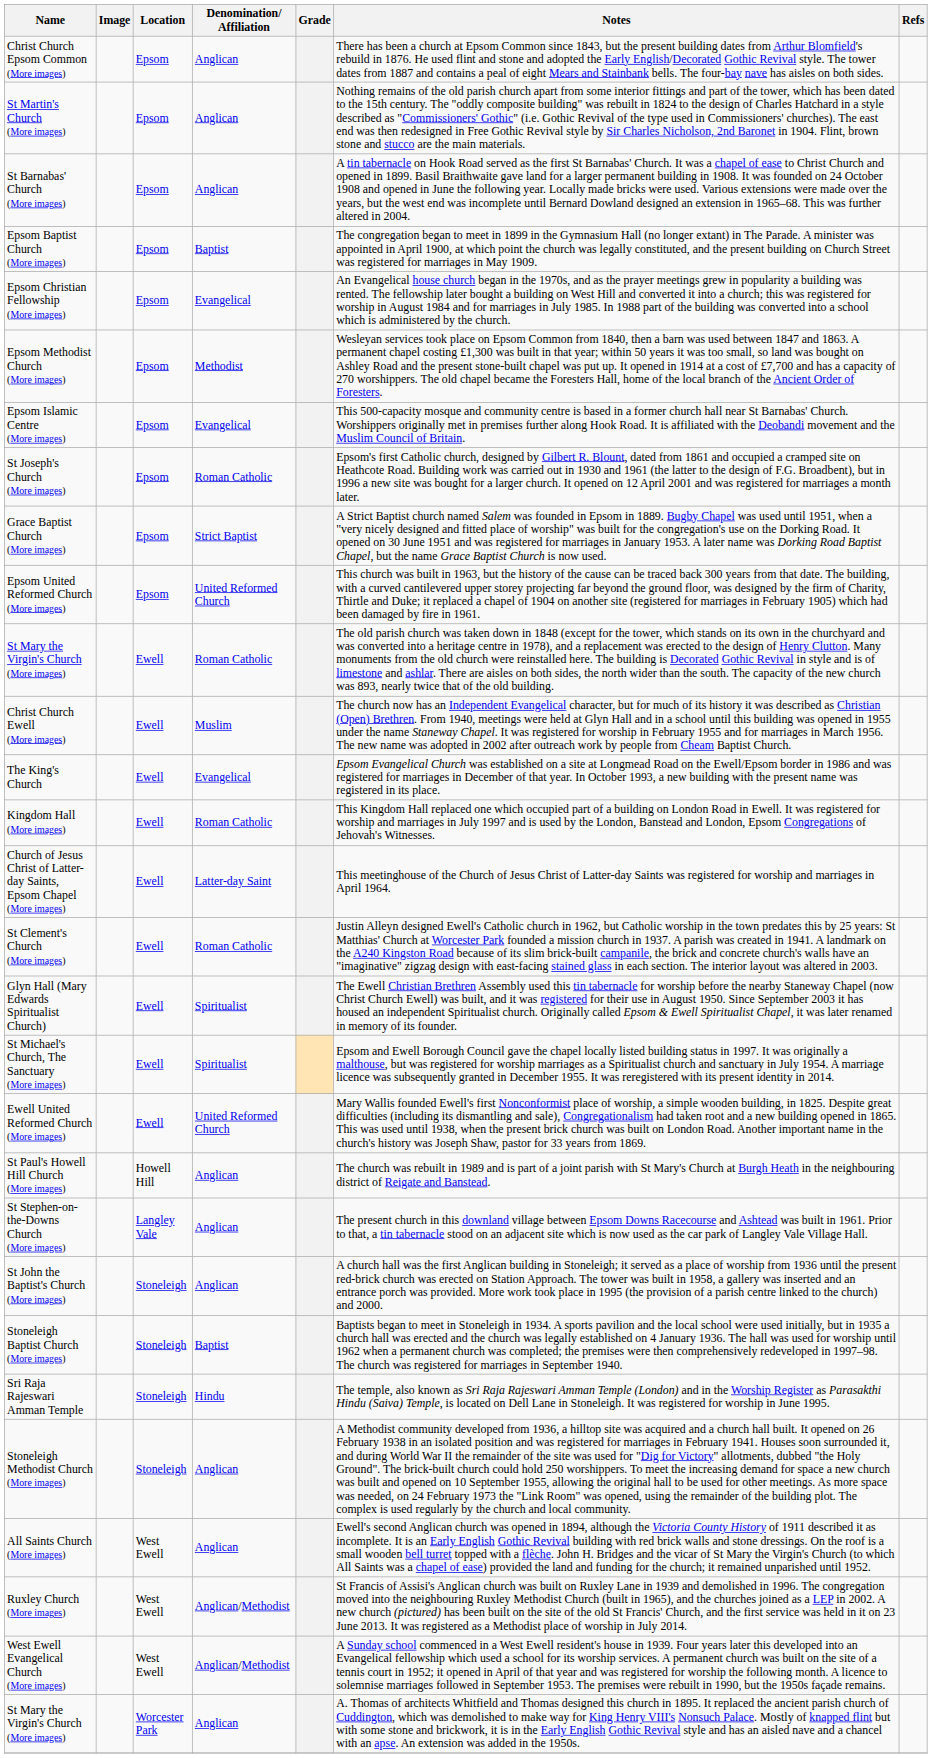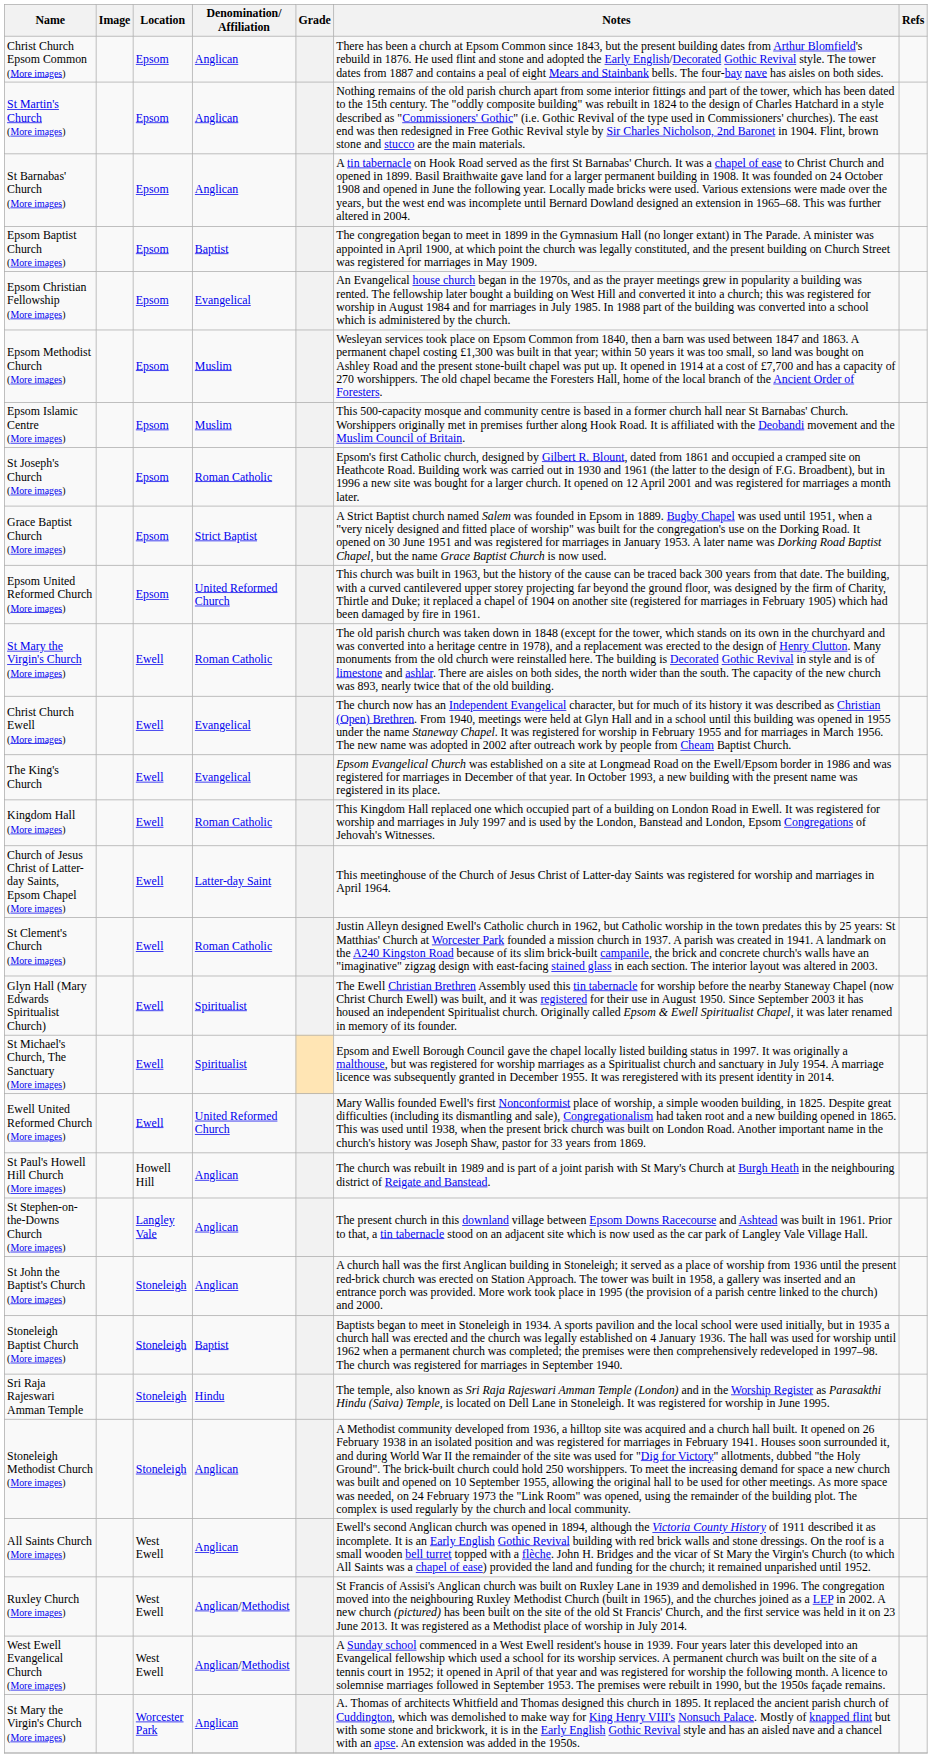(219, 366) Methodist -> (213, 366) Muslim
(223, 425) Evangelical -> (213, 425) Muslim
(213, 725) Muslim -> (223, 725) Evangelical
